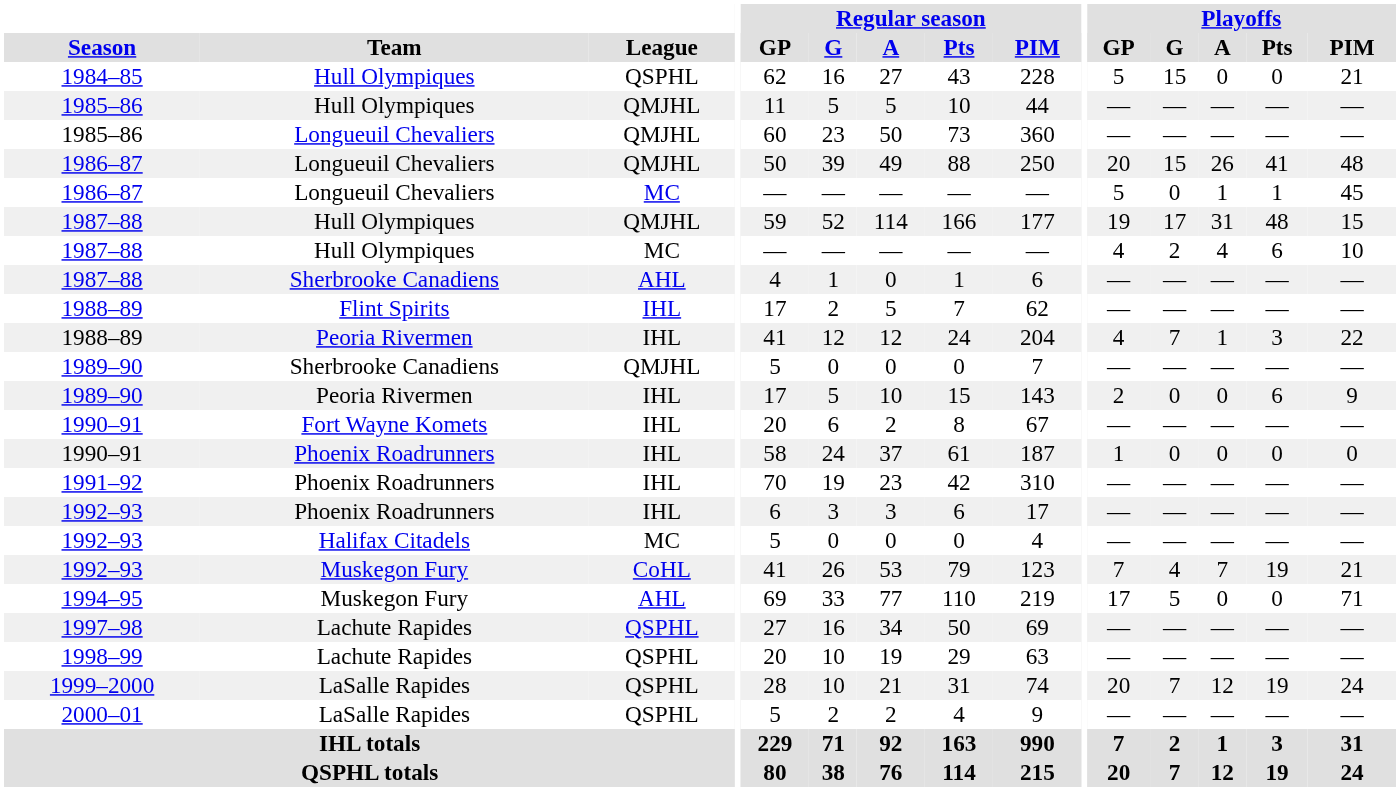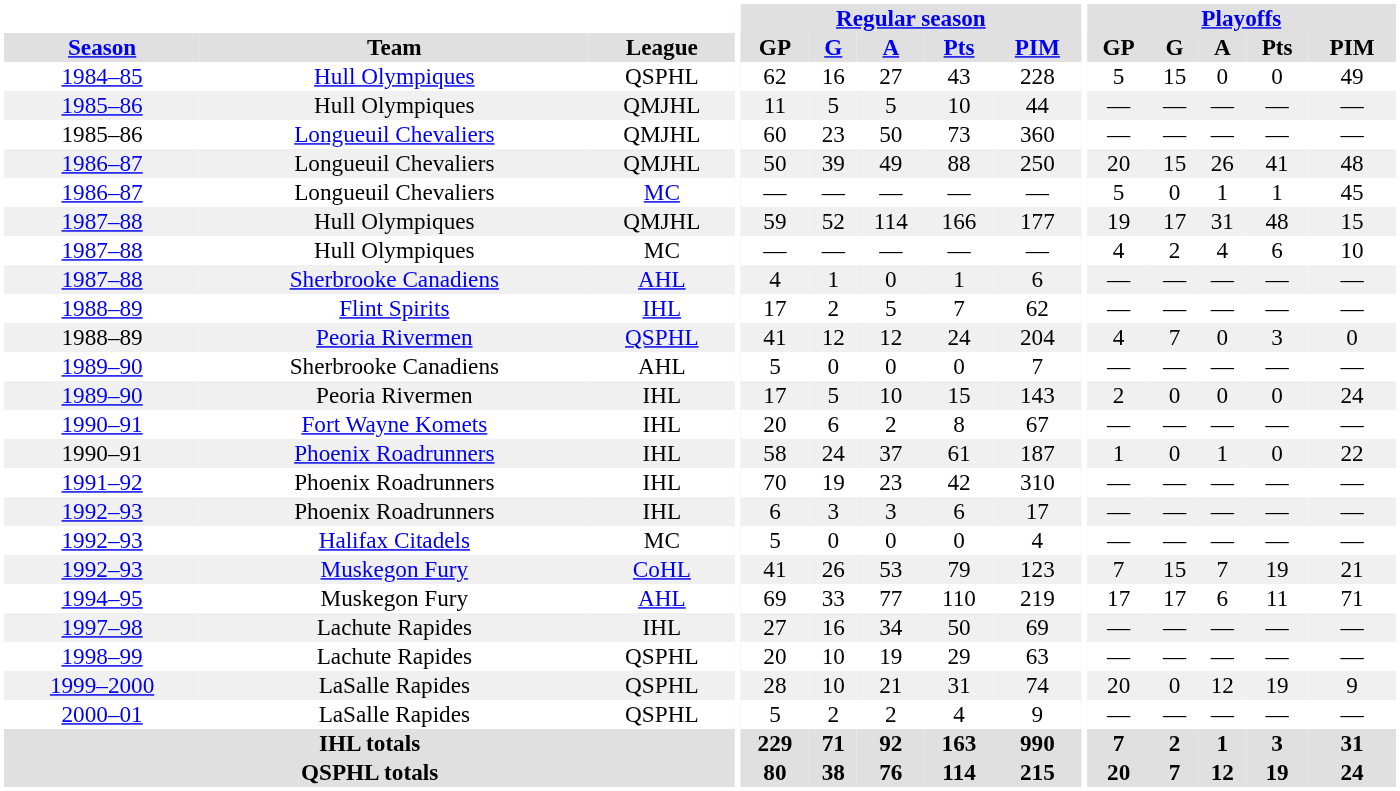(1352, 76) 21 -> (1352, 76) 49
(662, 337) IHL -> (662, 337) QSPHL
(1222, 337) 1 -> (1222, 337) 0
(1352, 337) 22 -> (1352, 337) 0
(662, 366) QMJHL -> (662, 366) AHL
(1277, 395) 6 -> (1277, 395) 0
(1352, 395) 9 -> (1352, 395) 24
(1222, 453) 0 -> (1222, 453) 1
(1352, 453) 0 -> (1352, 453) 22
(1175, 569) 4 -> (1175, 569) 15
(1175, 598) 5 -> (1175, 598) 17
(1222, 598) 0 -> (1222, 598) 6
(1277, 598) 0 -> (1277, 598) 11
(662, 627) QSPHL -> (662, 627) IHL
(1175, 685) 7 -> (1175, 685) 0
(1352, 685) 24 -> (1352, 685) 9
